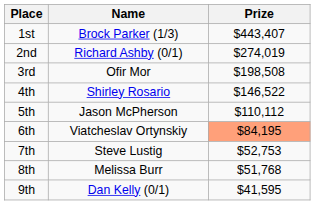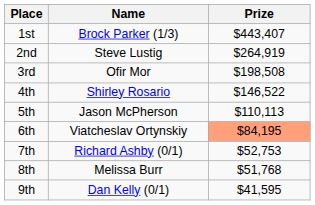(128, 53) Richard Ashby (0/1) -> (128, 53) Steve Lustig
(259, 53) $274,019 -> (259, 53) $264,919
(259, 111) $110,112 -> (259, 111) $110,113
(128, 151) Steve Lustig -> (128, 151) Richard Ashby (0/1)
